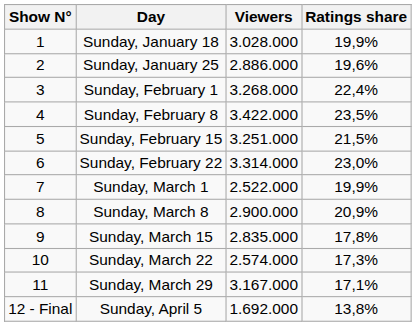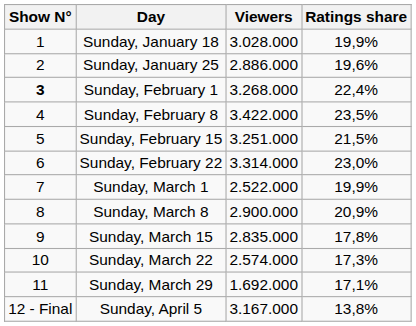(40, 90) normal -> (40, 90) bold
(264, 285) 3.167.000 -> (264, 285) 1.692.000
(264, 309) 1.692.000 -> (264, 309) 3.167.000
